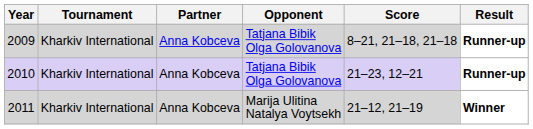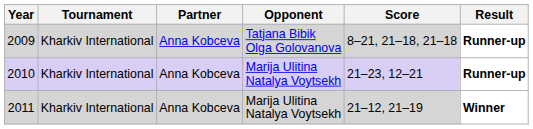(293, 74) Tatjana Bibik Olga Golovanova -> (293, 74) Marija Ulitina Natalya Voytsekh
